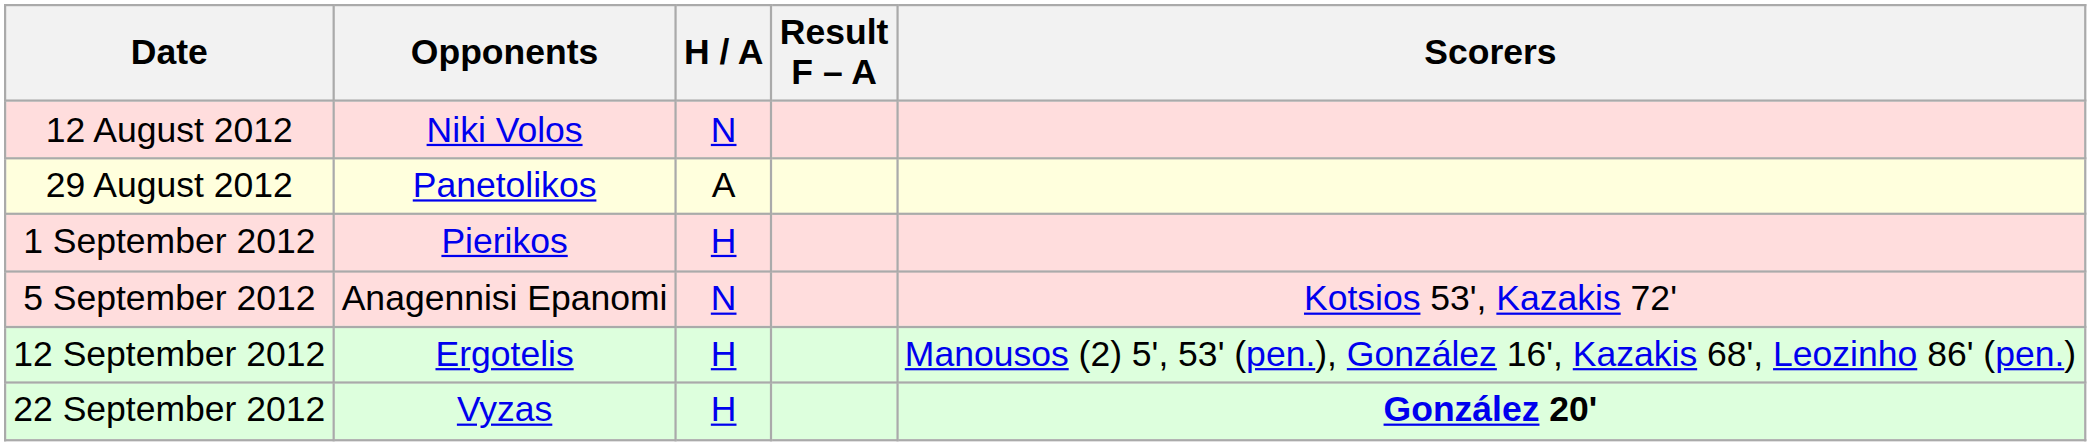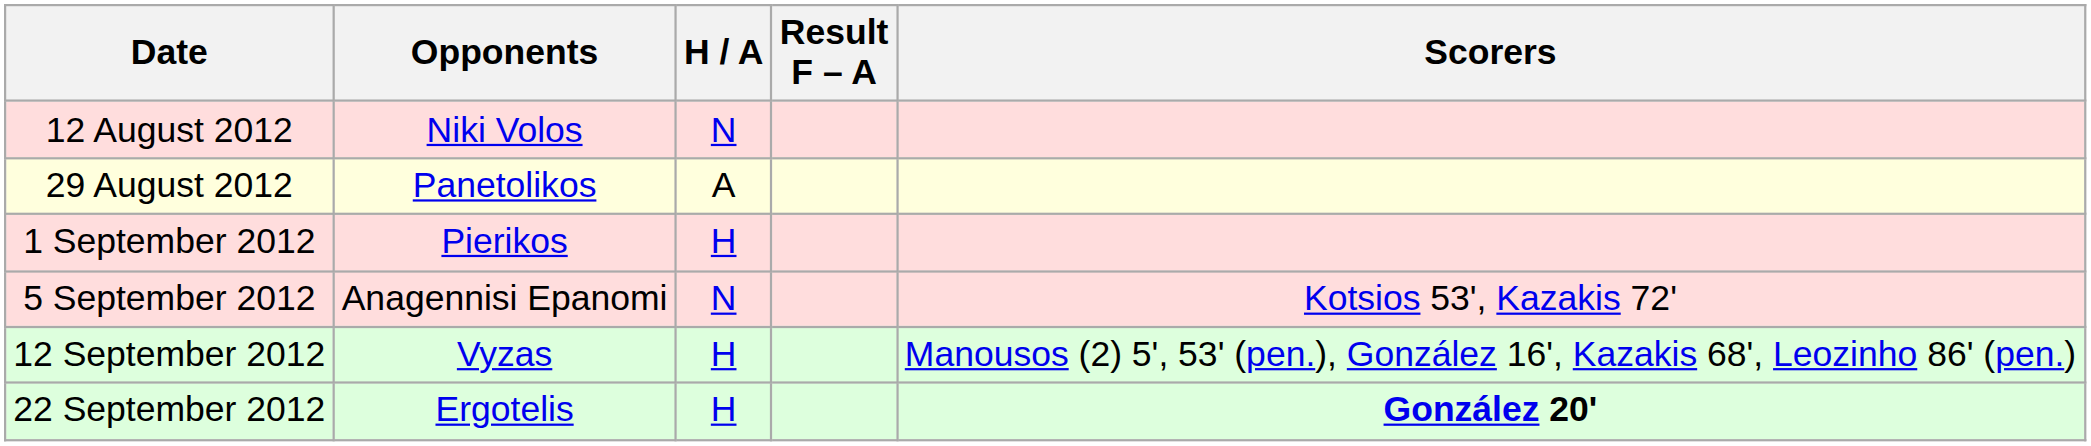(505, 354) Ergotelis -> (505, 354) Vyzas
(505, 410) Vyzas -> (505, 410) Ergotelis
